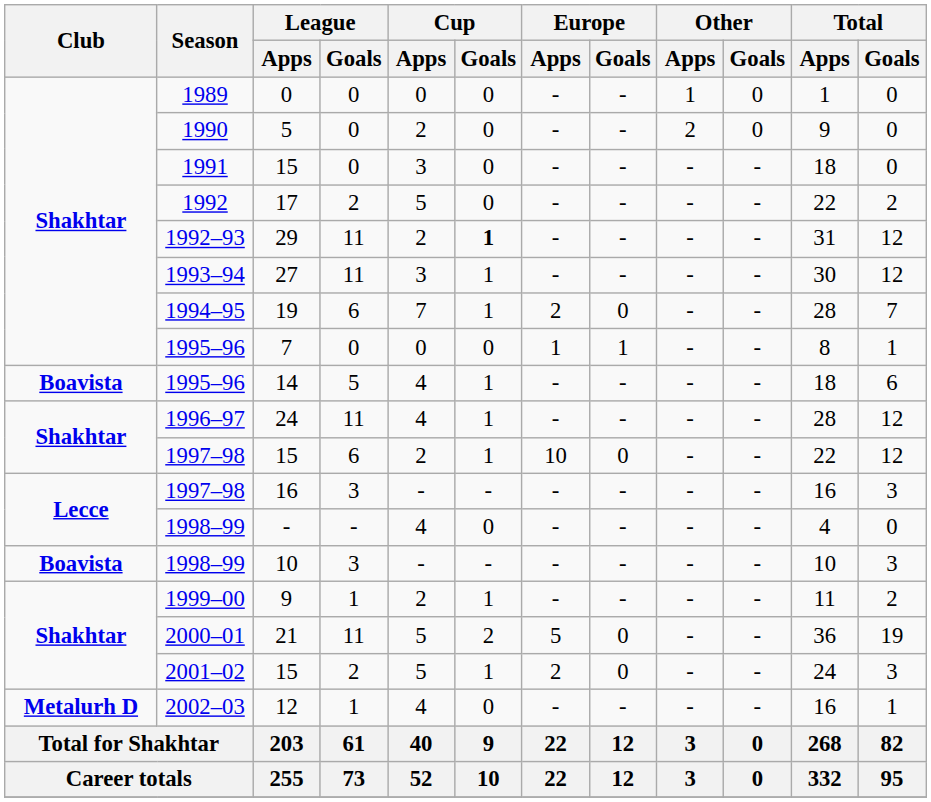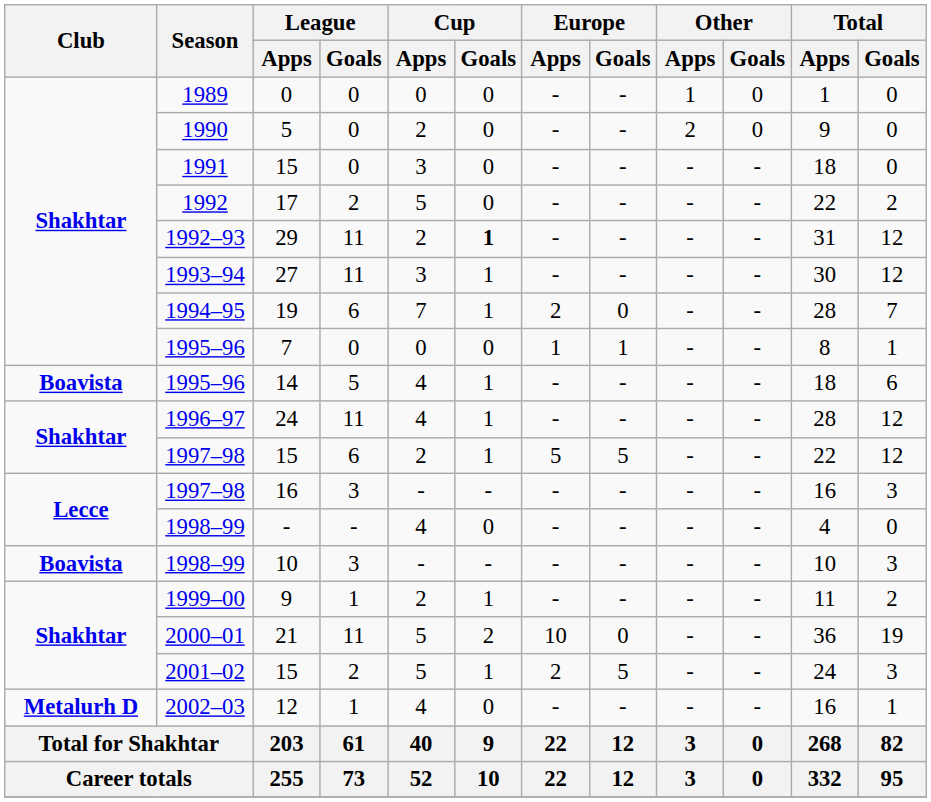(556, 454) 10 -> (556, 454) 5
(623, 454) 0 -> (623, 454) 5
(556, 635) 5 -> (556, 635) 10
(623, 671) 0 -> (623, 671) 5
